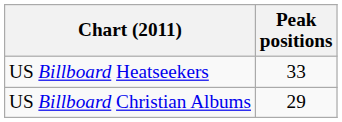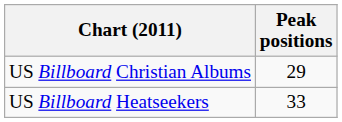rows swapped: (130, 102) <-> (109, 71)
